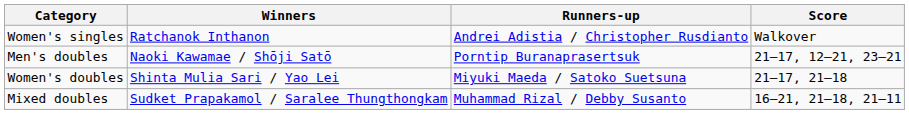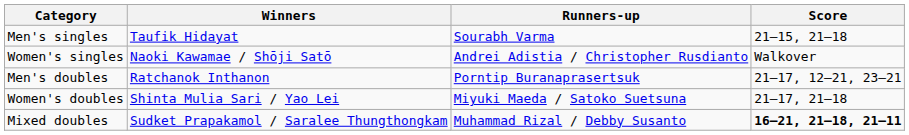+ row: (58, 36)
(200, 36) Ratchanok Inthanon -> (231, 57) Naoki Kawamae / Shōji Satō
(231, 57) Naoki Kawamae / Shōji Satō -> (200, 78) Ratchanok Inthanon
(828, 99) normal -> (828, 120) bold
